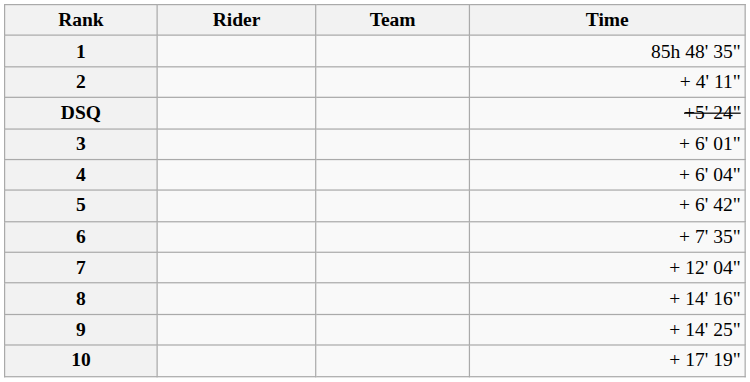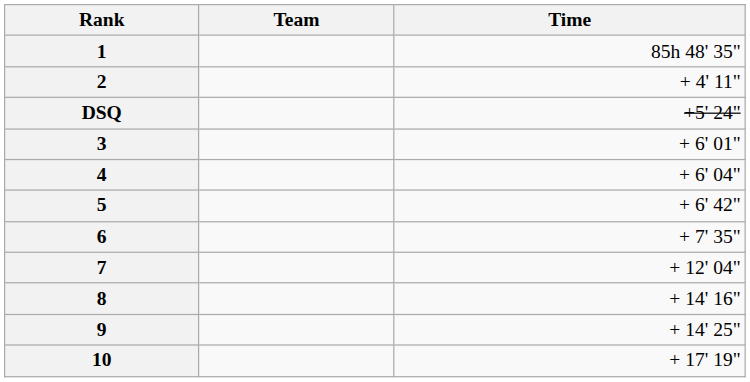- column: (237, 19)
